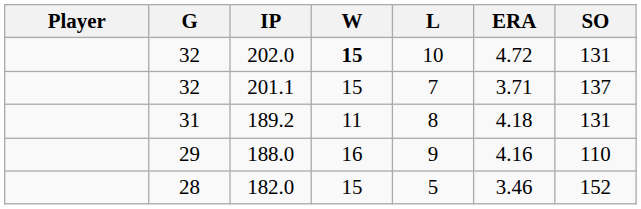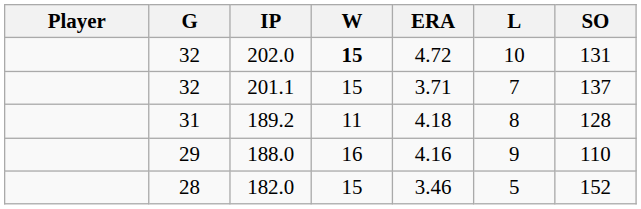columns swapped: (433, 21) <-> (514, 21)
(595, 120) 131 -> (595, 120) 128
